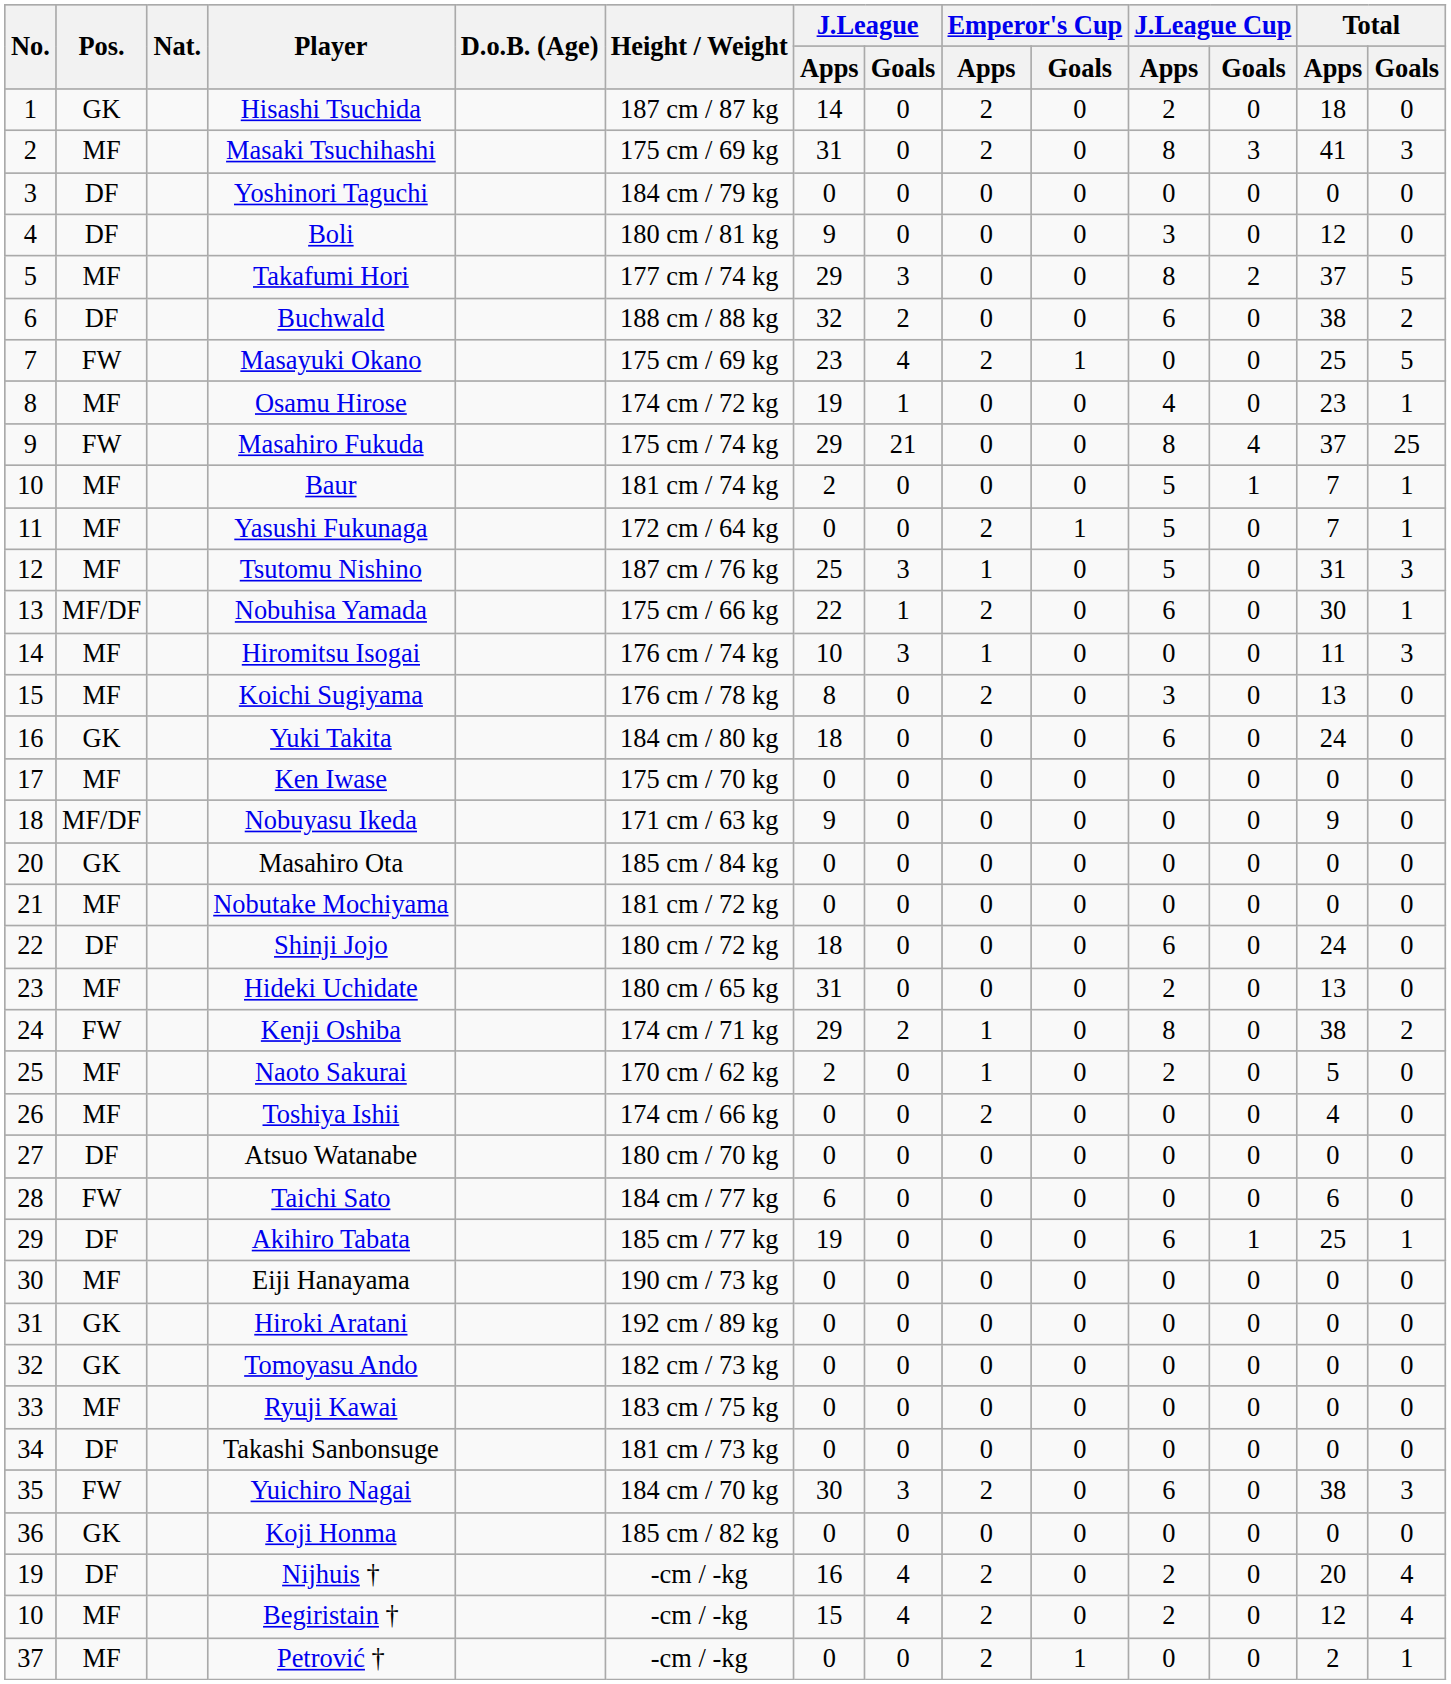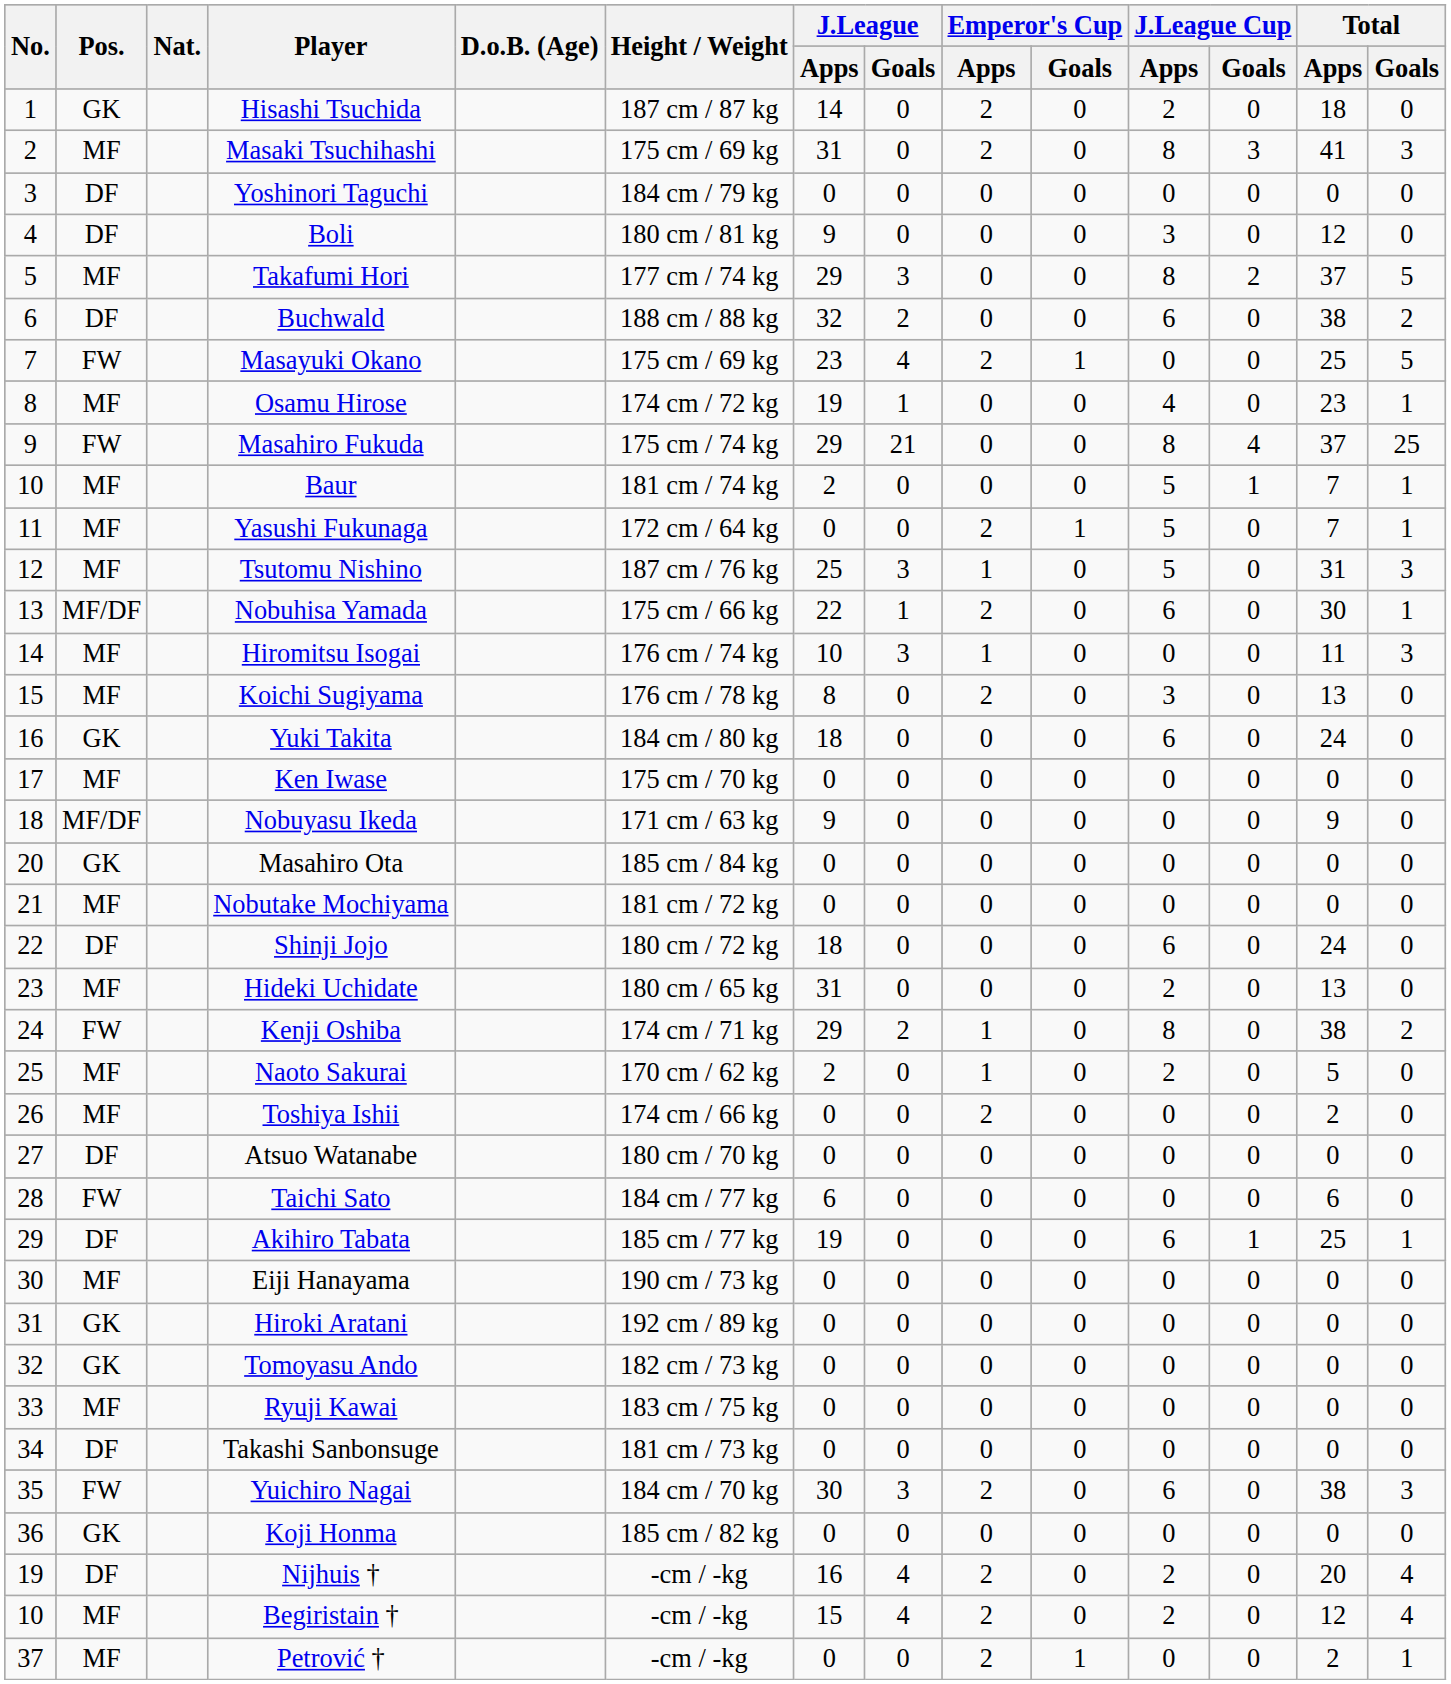(1333, 1114) 4 -> (1333, 1114) 2
